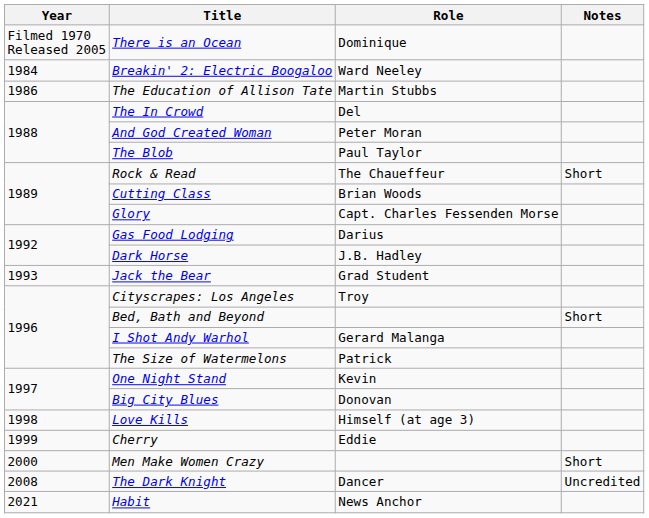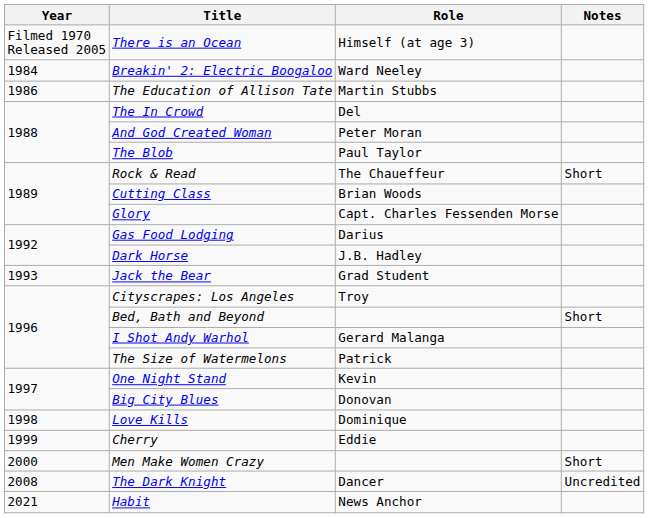(373, 43) Dominique -> (407, 43) Himself (at age 3)
(407, 420) Himself (at age 3) -> (373, 420) Dominique
